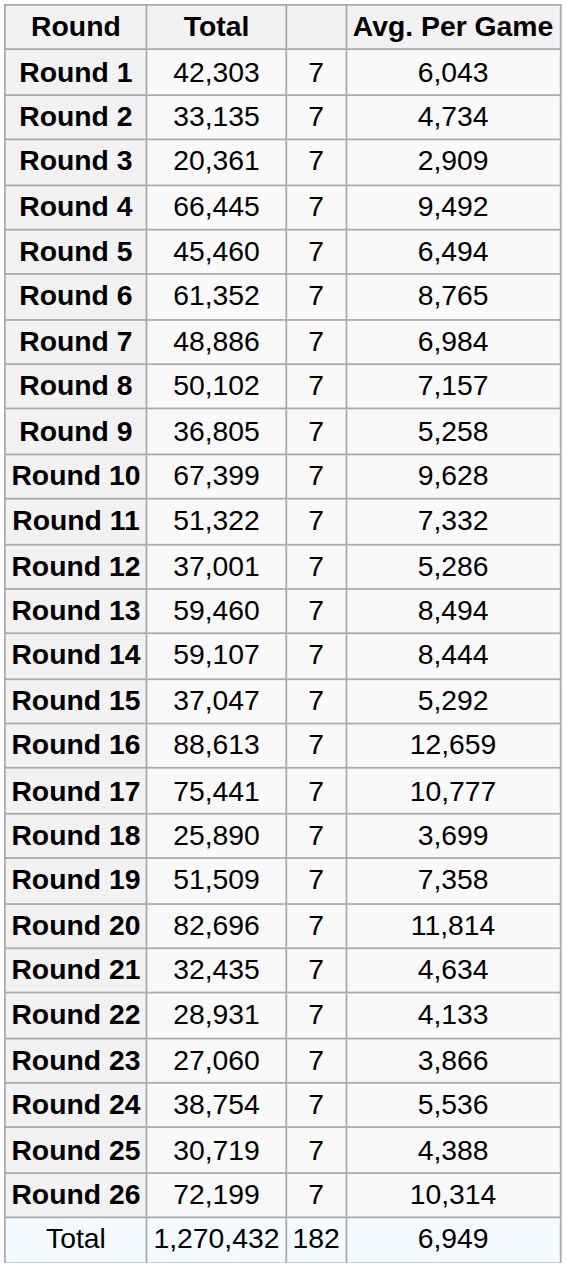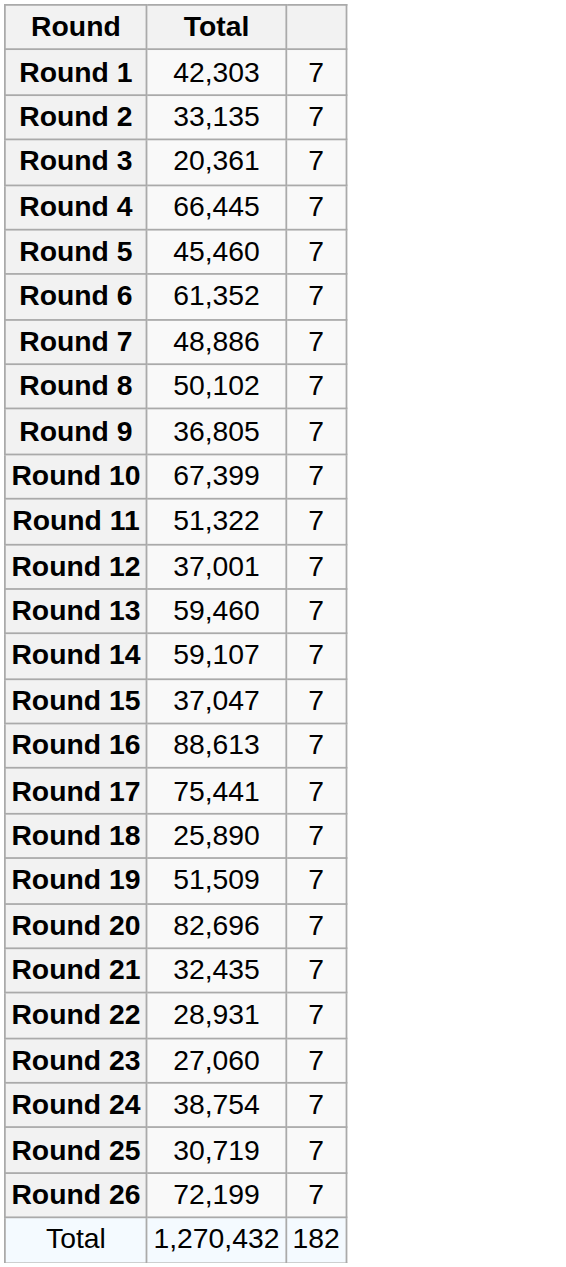- column: (453, 26)
